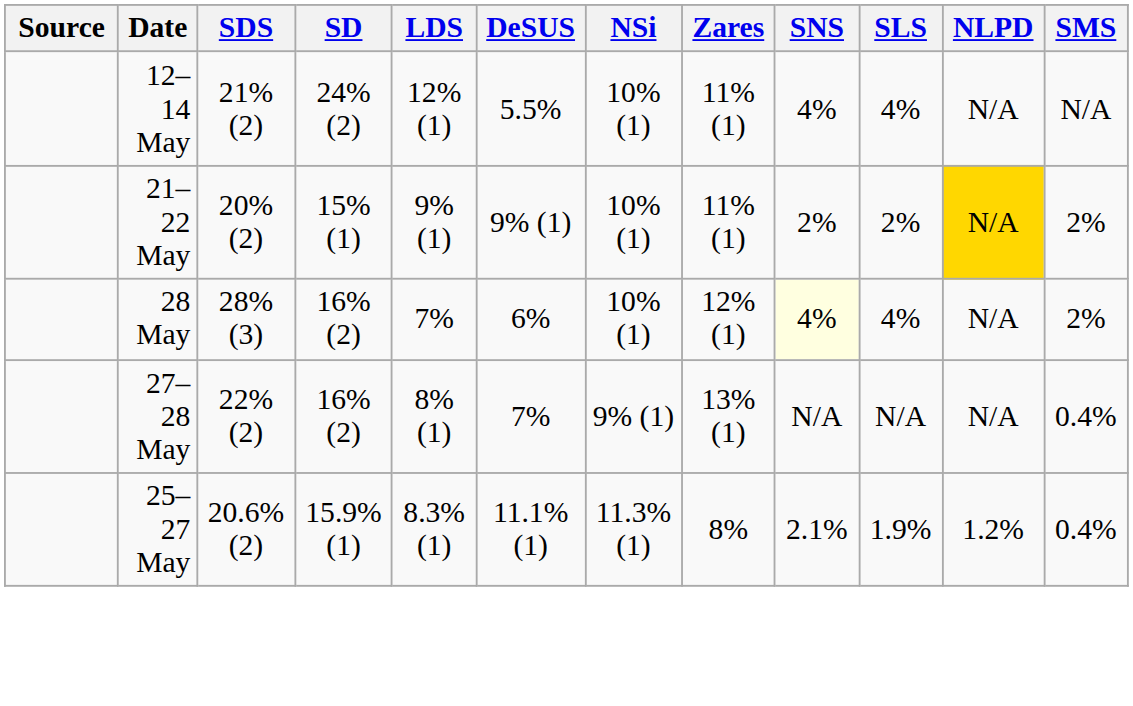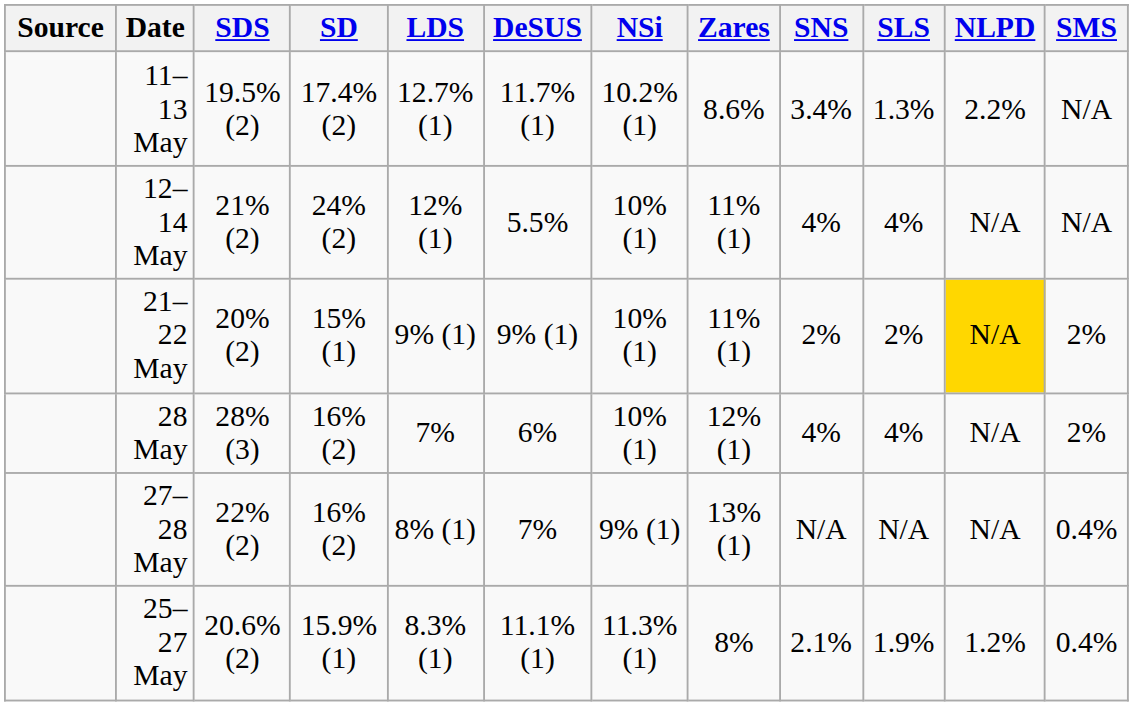+ row: (160, 108)
(817, 318) lightyellow background -> (821, 432) no background
